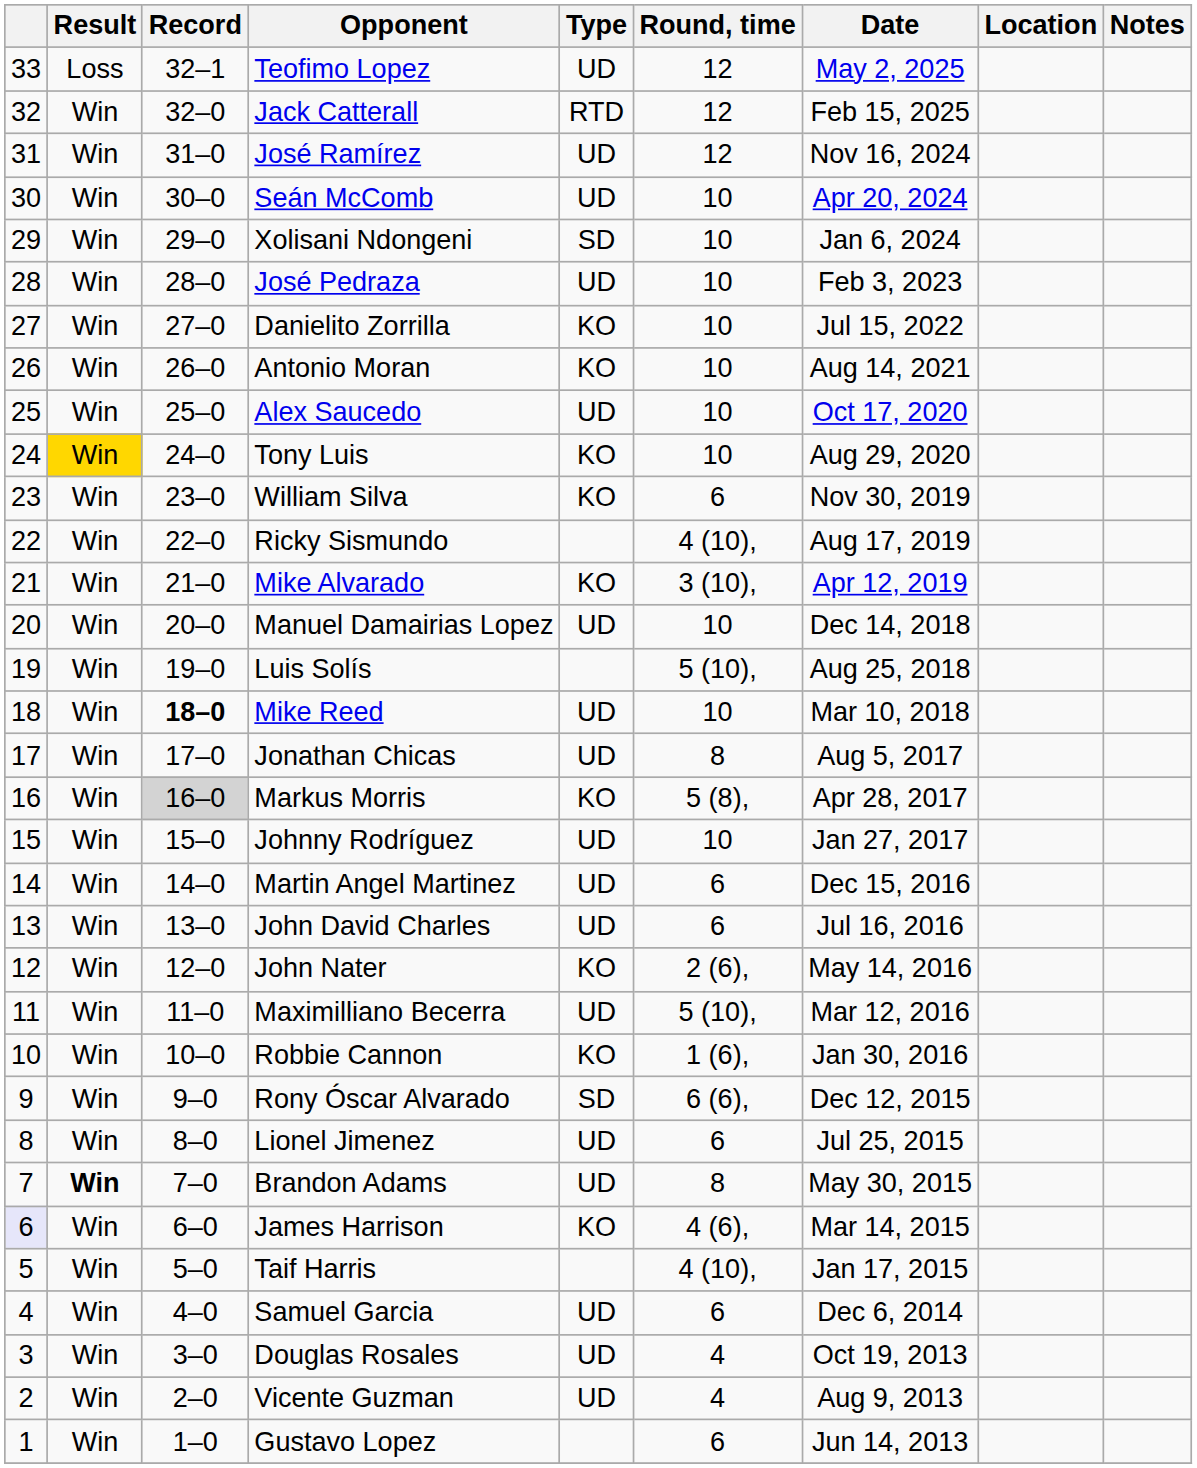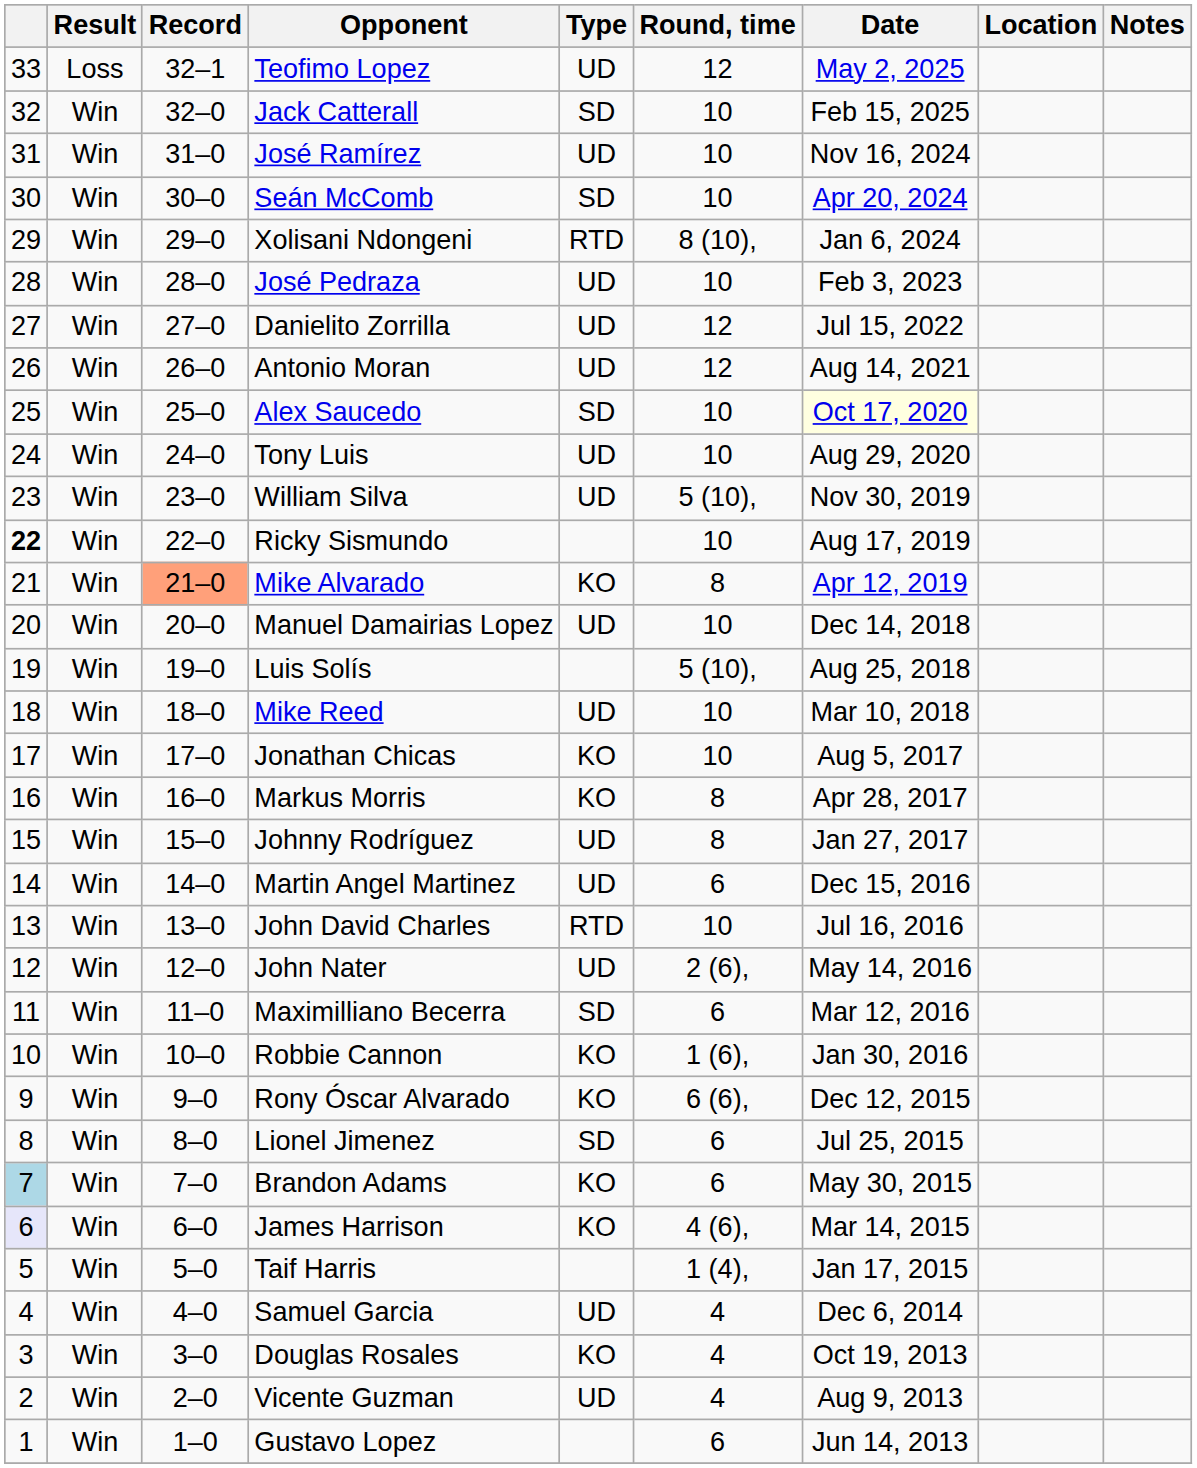(596, 111) RTD -> (596, 111) SD
(718, 111) 12 -> (718, 111) 10
(718, 154) 12 -> (718, 154) 10
(596, 197) UD -> (596, 197) SD
(596, 240) SD -> (596, 240) RTD
(718, 240) 10 -> (718, 240) 8 (10),
(596, 326) KO -> (596, 326) UD
(718, 326) 10 -> (718, 326) 12
(596, 369) KO -> (596, 369) UD
(718, 369) 10 -> (718, 369) 12
(596, 411) UD -> (596, 411) SD
(890, 411) no background -> (890, 411) lightyellow background
(95, 454) gold background -> (95, 454) no background
(596, 454) KO -> (596, 454) UD
(596, 497) KO -> (596, 497) UD
(718, 497) 6 -> (718, 497) 5 (10),
(26, 540) normal -> (26, 540) bold
(718, 540) 4 (10), -> (718, 540) 10
(195, 583) no background -> (195, 583) lightsalmon background
(718, 583) 3 (10), -> (718, 583) 8
(195, 712) bold -> (195, 712) normal
(596, 754) UD -> (596, 754) KO
(718, 754) 8 -> (718, 754) 10
(195, 797) lightgrey background -> (195, 797) no background
(718, 797) 5 (8), -> (718, 797) 8
(718, 840) 10 -> (718, 840) 8
(596, 926) UD -> (596, 926) RTD
(718, 926) 6 -> (718, 926) 10
(596, 969) KO -> (596, 969) UD
(596, 1012) UD -> (596, 1012) SD
(718, 1012) 5 (10), -> (718, 1012) 6
(596, 1098) SD -> (596, 1098) KO
(596, 1140) UD -> (596, 1140) SD
(26, 1183) no background -> (26, 1183) lightblue background
(95, 1183) bold -> (95, 1183) normal
(596, 1183) UD -> (596, 1183) KO
(718, 1183) 8 -> (718, 1183) 6
(718, 1269) 4 (10), -> (718, 1269) 1 (4),
(718, 1312) 6 -> (718, 1312) 4
(596, 1355) UD -> (596, 1355) KO
